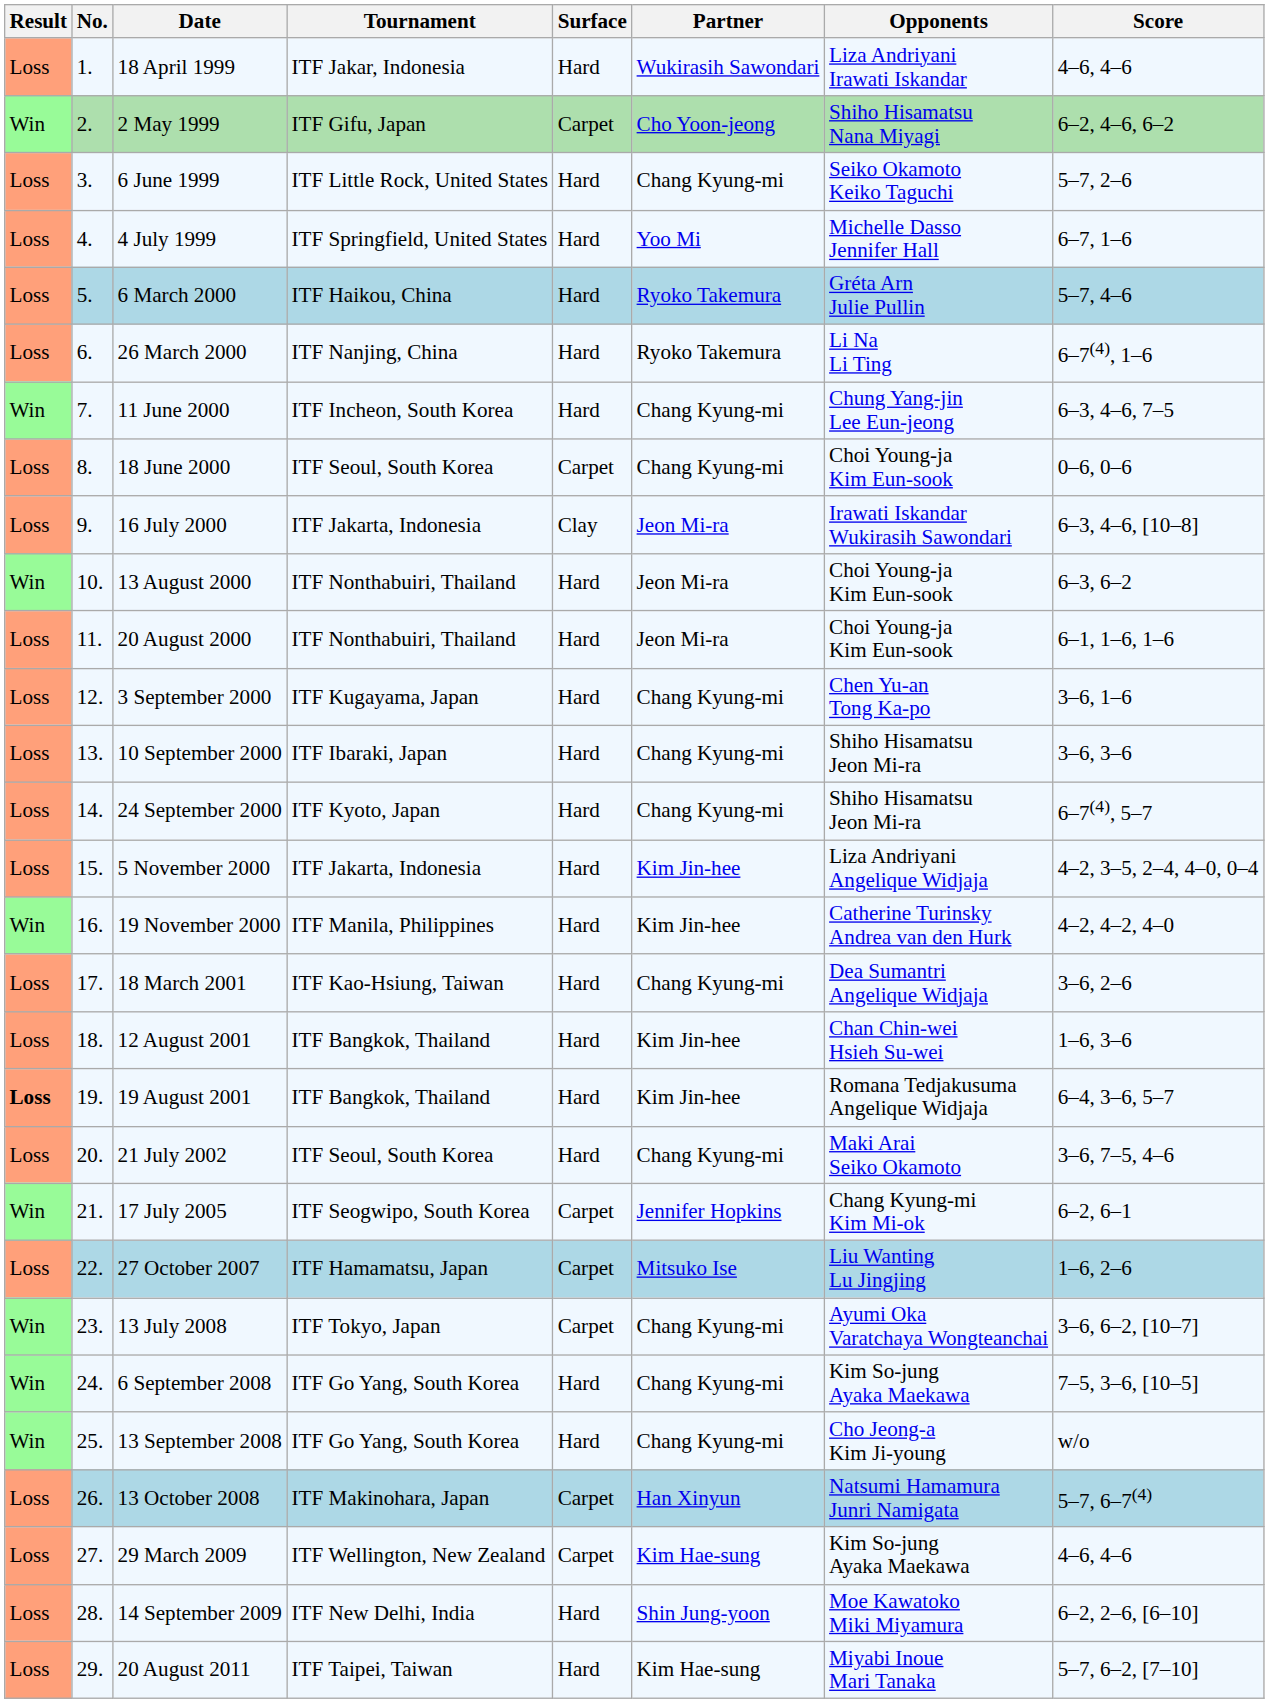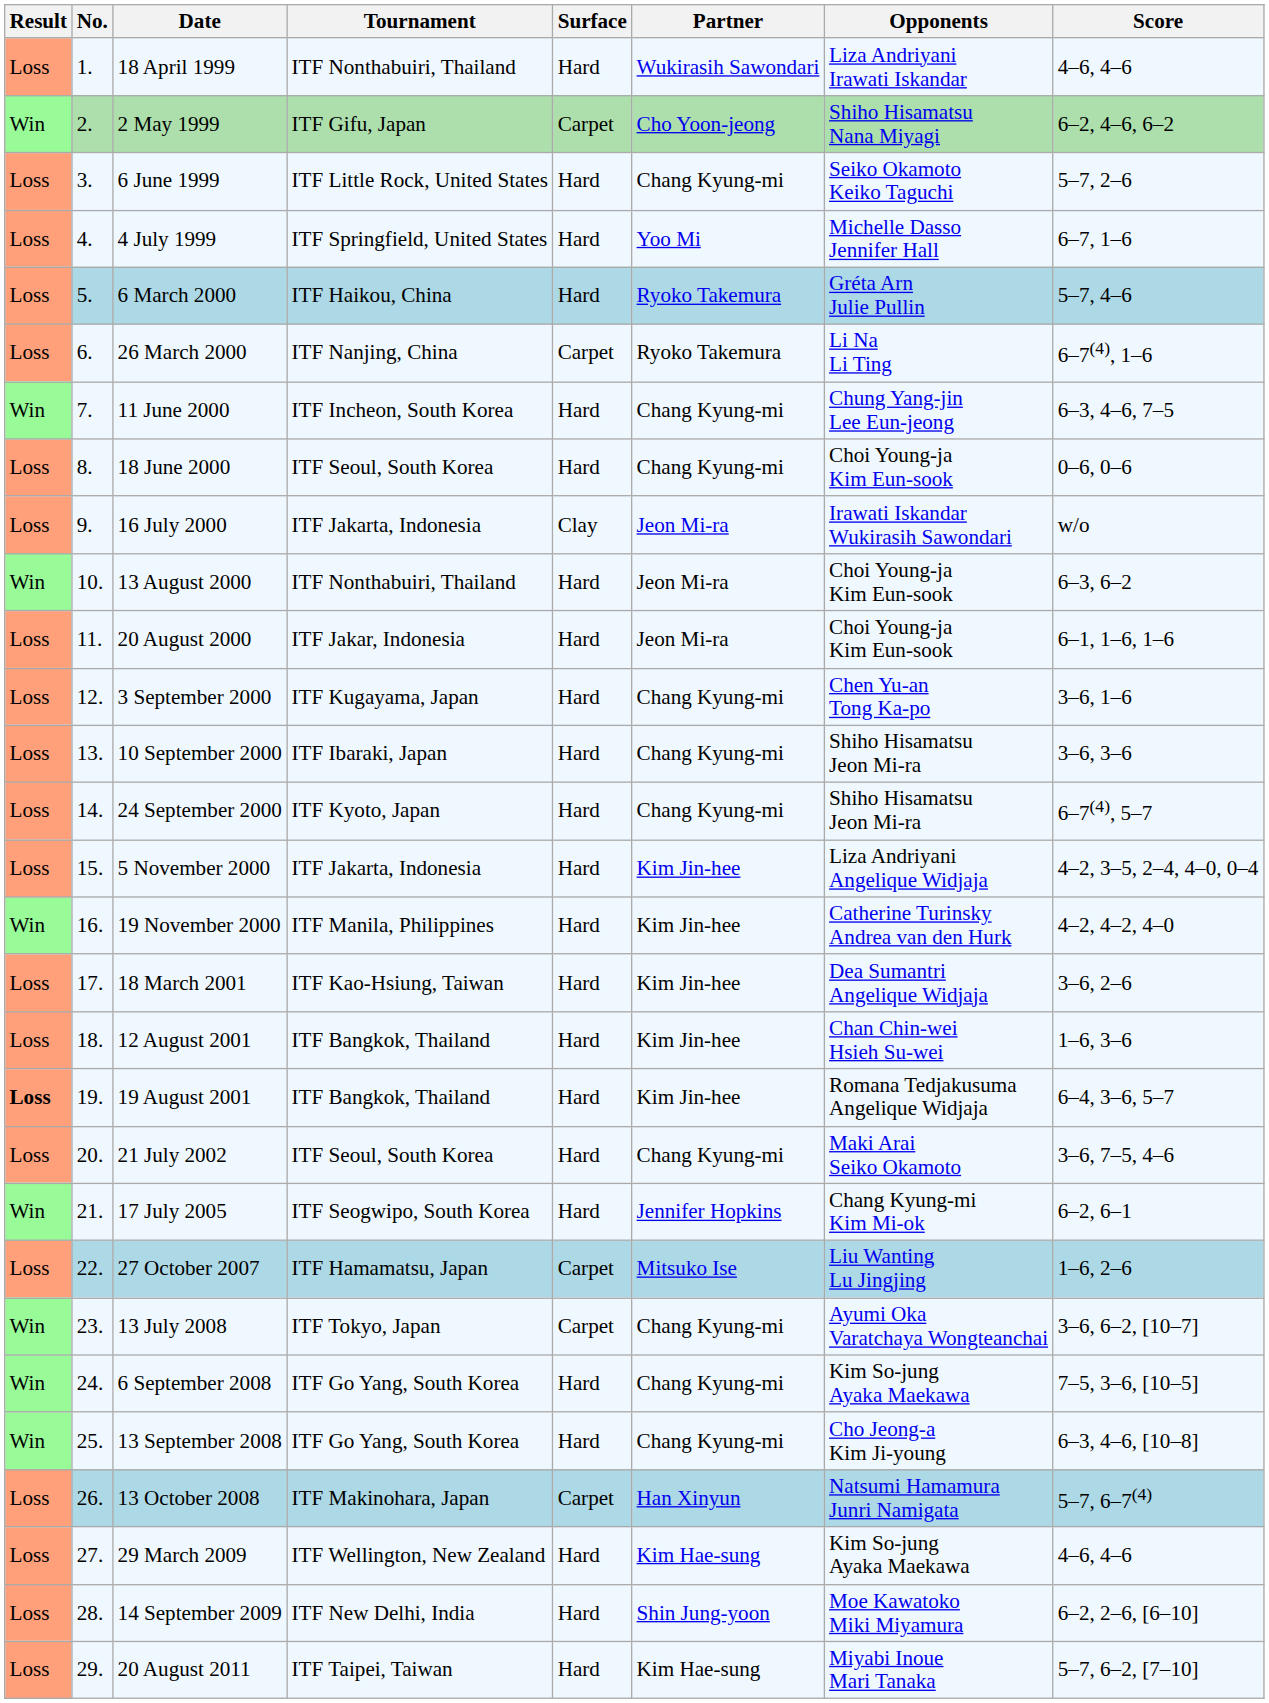(378, 66) ITF Jakar, Indonesia -> (404, 66) ITF Nonthabuiri, Thailand
(579, 352) Hard -> (586, 352) Carpet
(586, 467) Carpet -> (579, 467) Hard
(1128, 524) 6–3, 4–6, [10–8] -> (1074, 524) w/o
(404, 639) ITF Nonthabuiri, Thailand -> (378, 639) ITF Jakar, Indonesia
(710, 982) Chang Kyung-mi -> (689, 982) Kim Jin-hee
(586, 1211) Carpet -> (579, 1211) Hard
(1074, 1440) w/o -> (1128, 1440) 6–3, 4–6, [10–8]
(586, 1555) Carpet -> (579, 1555) Hard
